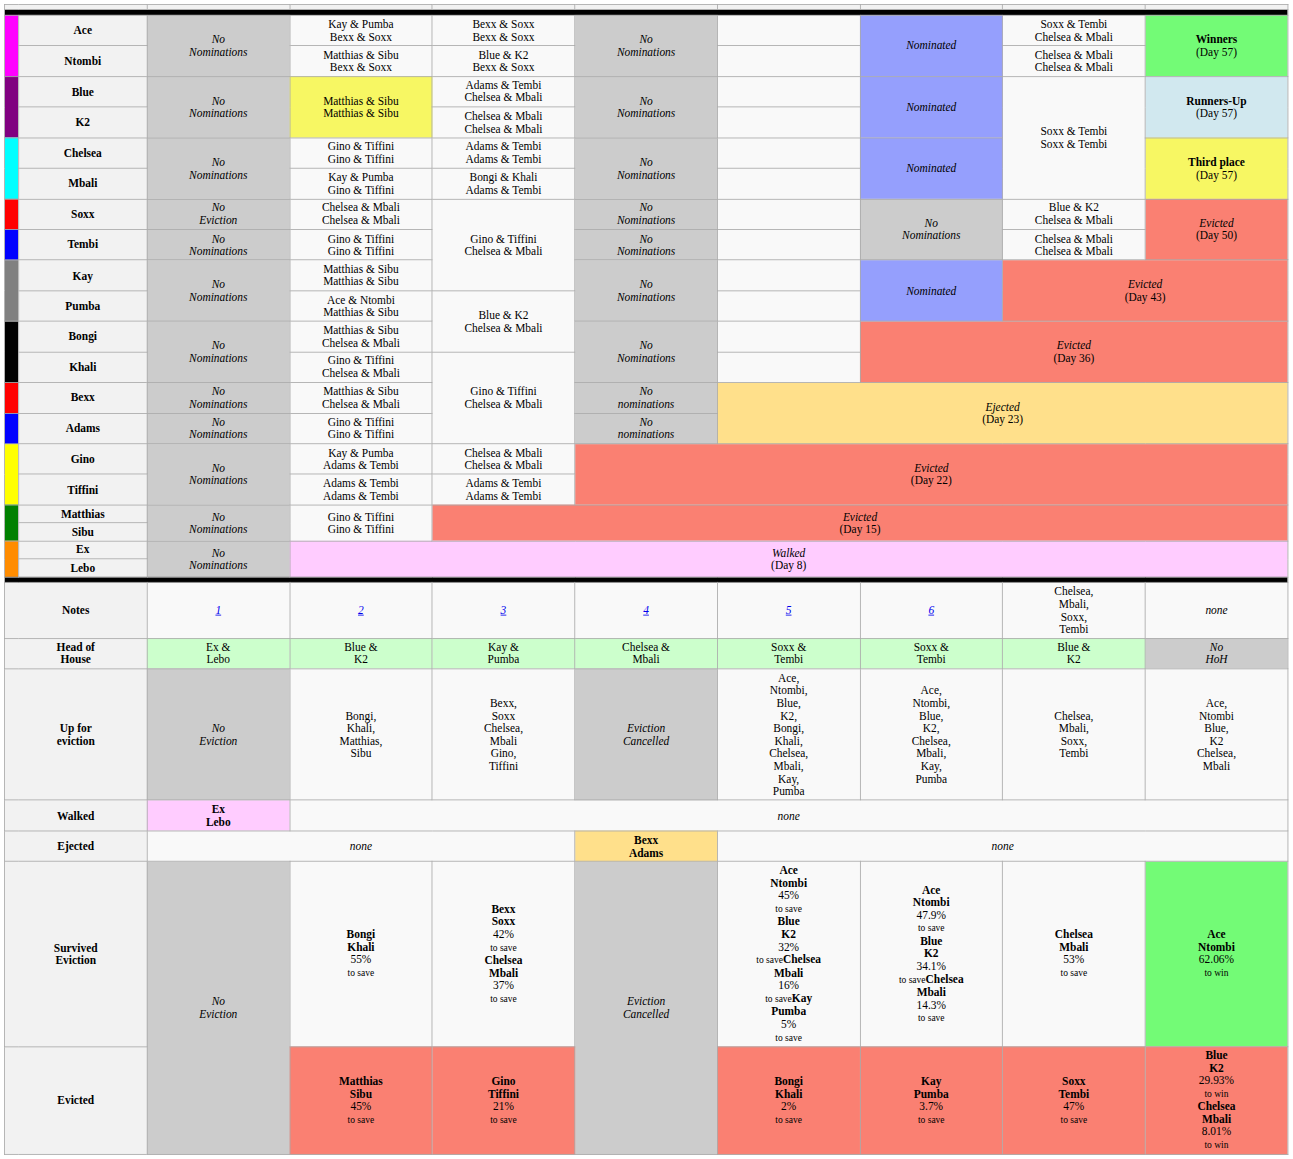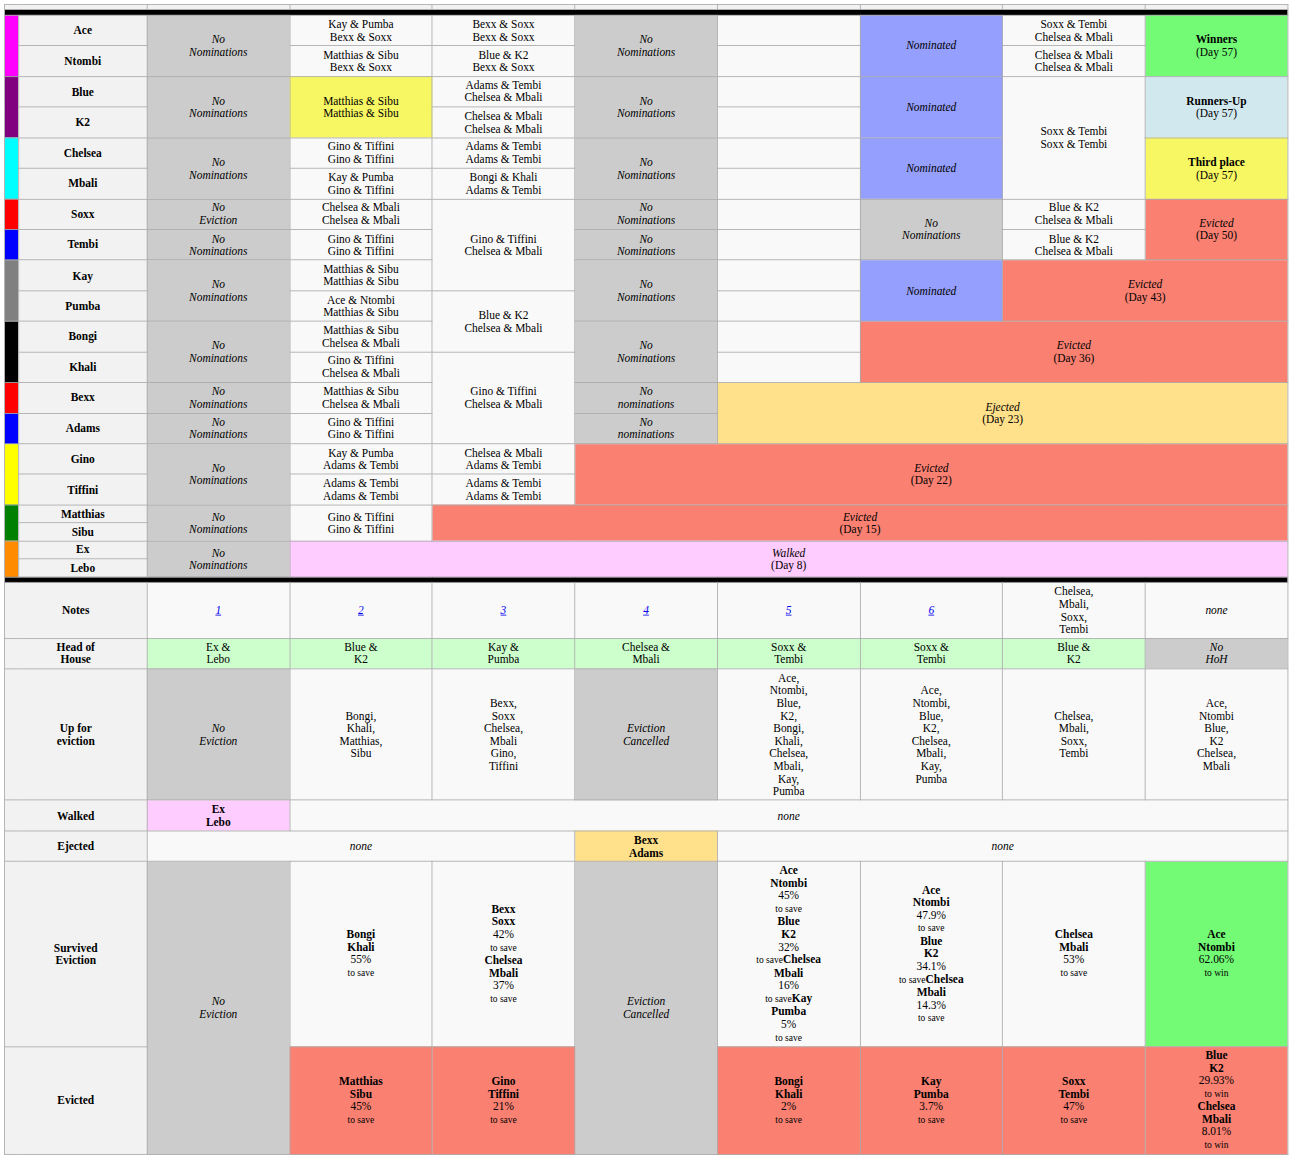(1074, 244) Chelsea & Mbali Chelsea & Mbali -> (1074, 244) Blue & K2 Chelsea & Mbali
(503, 459) Chelsea & Mbali Chelsea & Mbali -> (503, 459) Chelsea & Mbali Adams & Tembi
